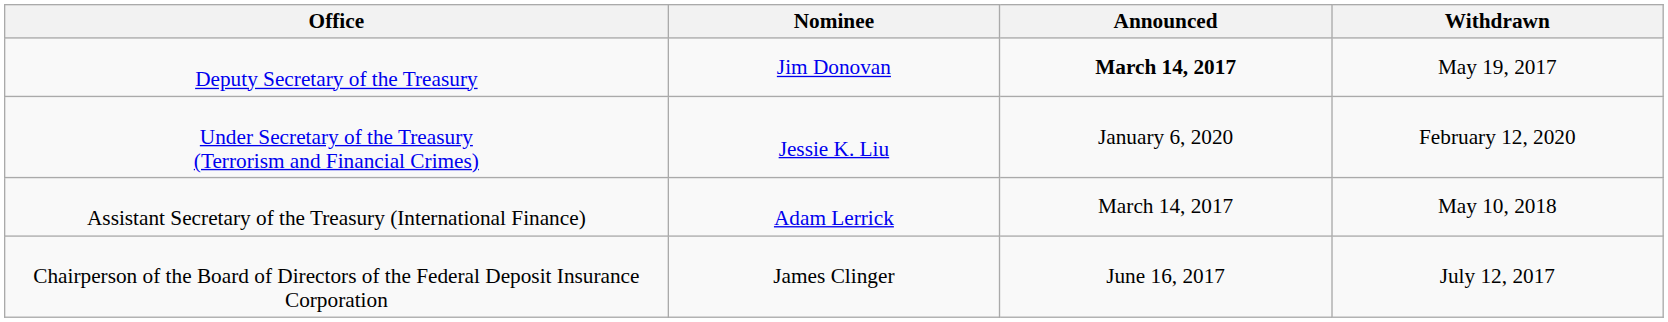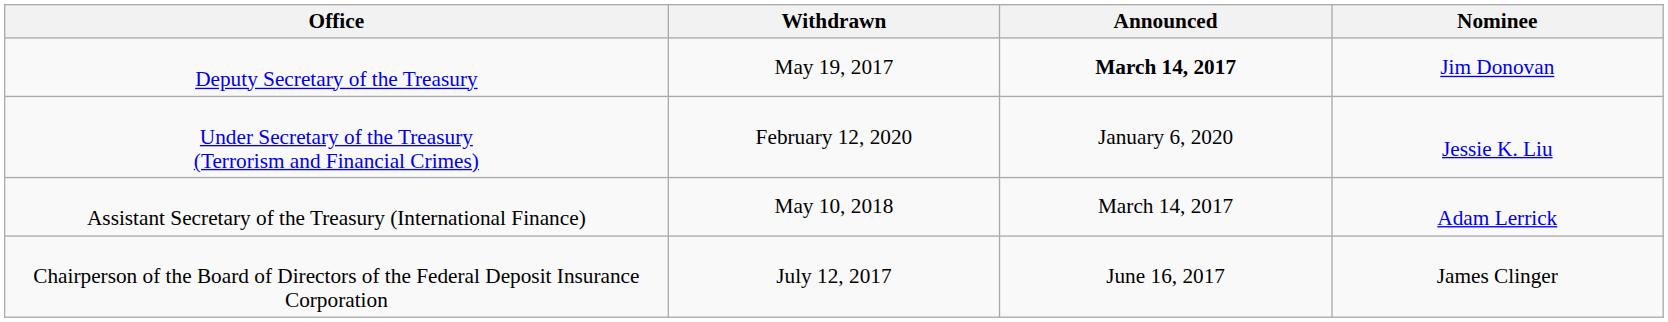columns swapped: (834, 21) <-> (1497, 21)
